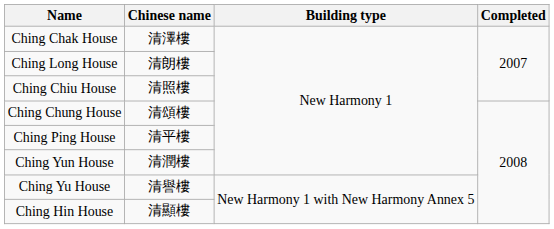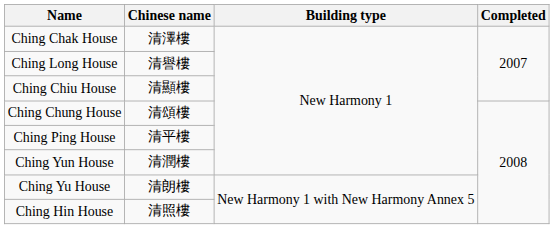(169, 63) 清朗樓 -> (169, 63) 清譽樓
(169, 87) 清照樓 -> (169, 87) 清顯樓
(169, 186) 清譽樓 -> (169, 186) 清朗樓
(169, 211) 清顯樓 -> (169, 211) 清照樓
